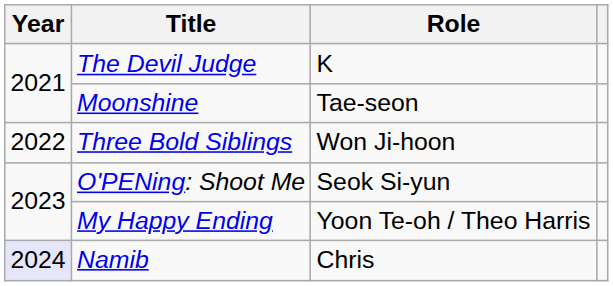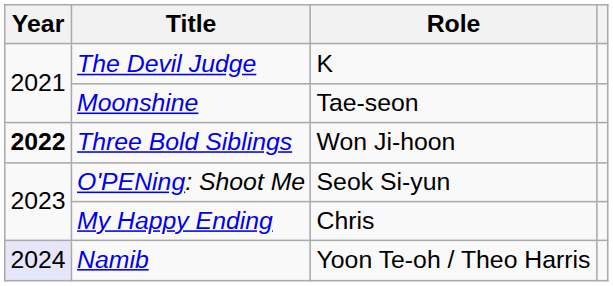(38, 142) normal -> (38, 142) bold
(454, 220) Yoon Te-oh / Theo Harris -> (346, 220) Chris
(346, 260) Chris -> (454, 260) Yoon Te-oh / Theo Harris
